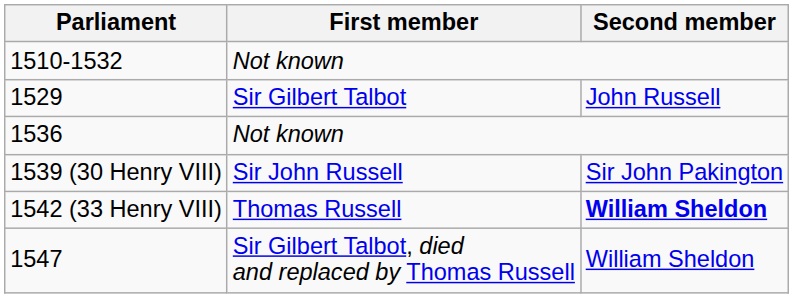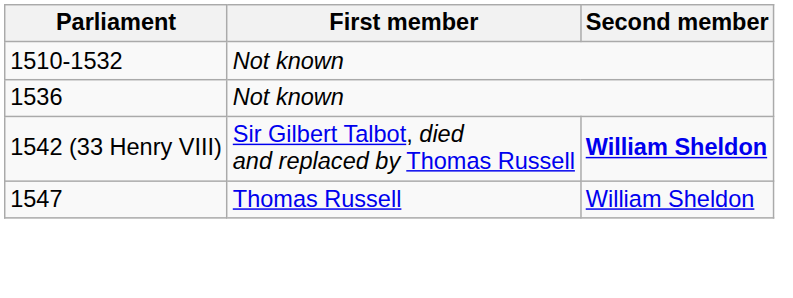- row: (36, 97)
- row: (116, 172)
(317, 209) Thomas Russell -> (404, 148) Sir Gilbert Talbot, died and replaced by Thomas Russell
(404, 260) Sir Gilbert Talbot, died and replaced by Thomas Russell -> (317, 198) Thomas Russell
